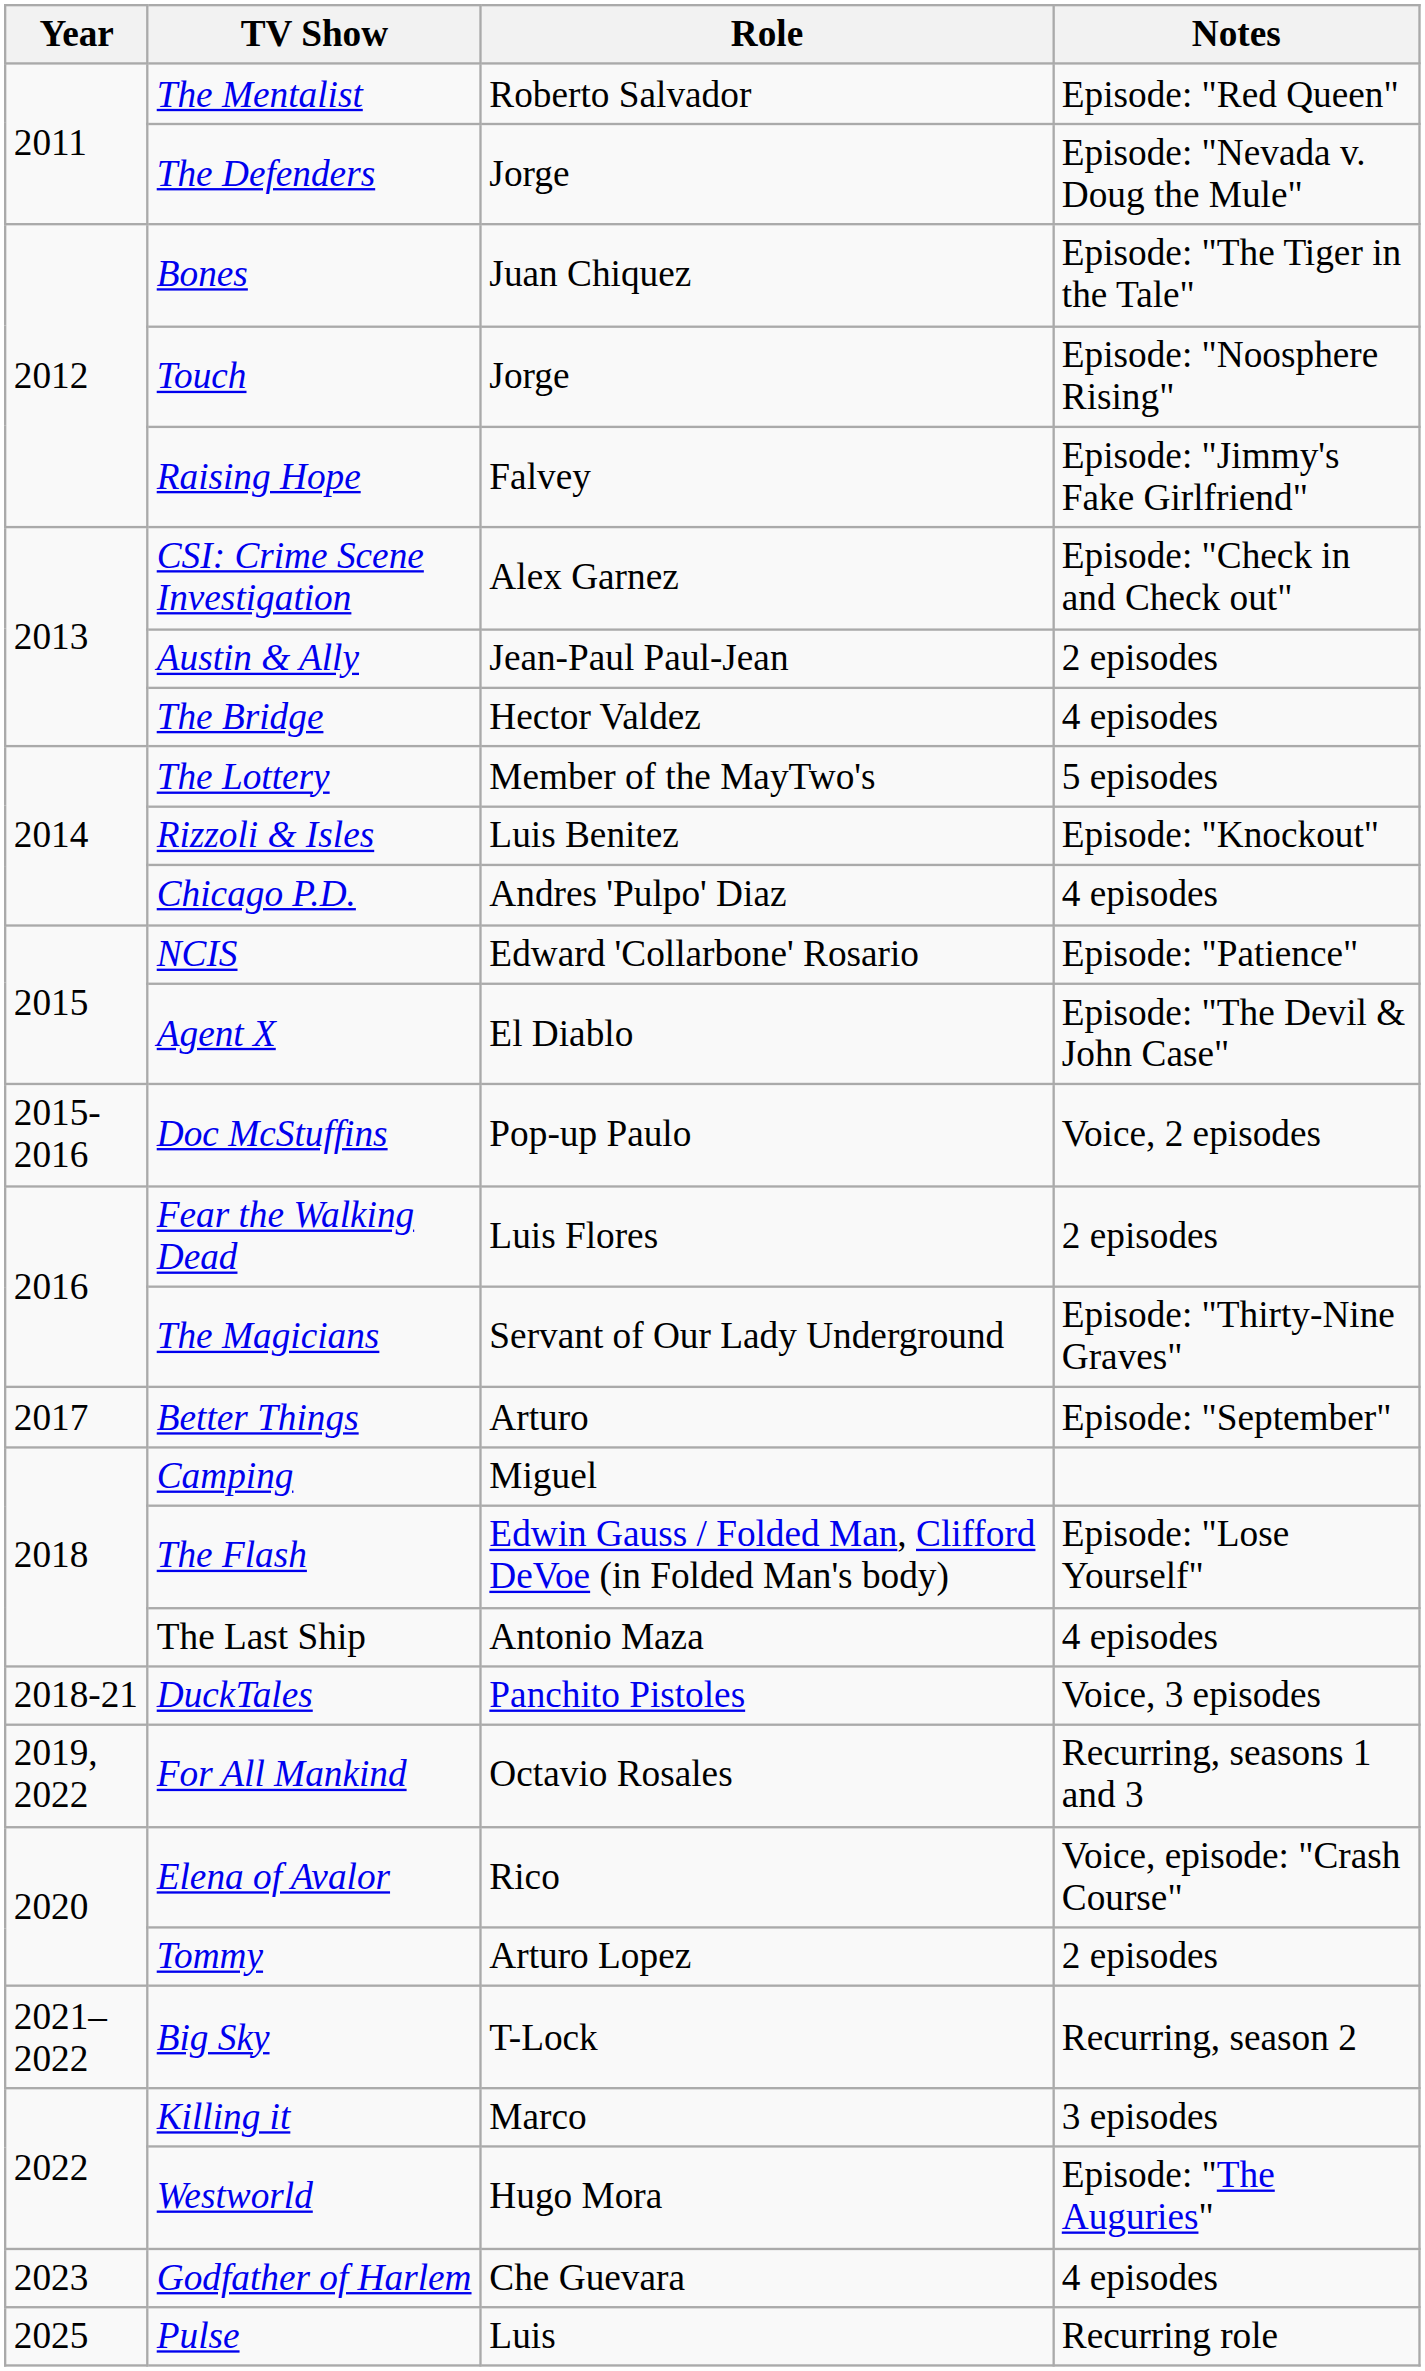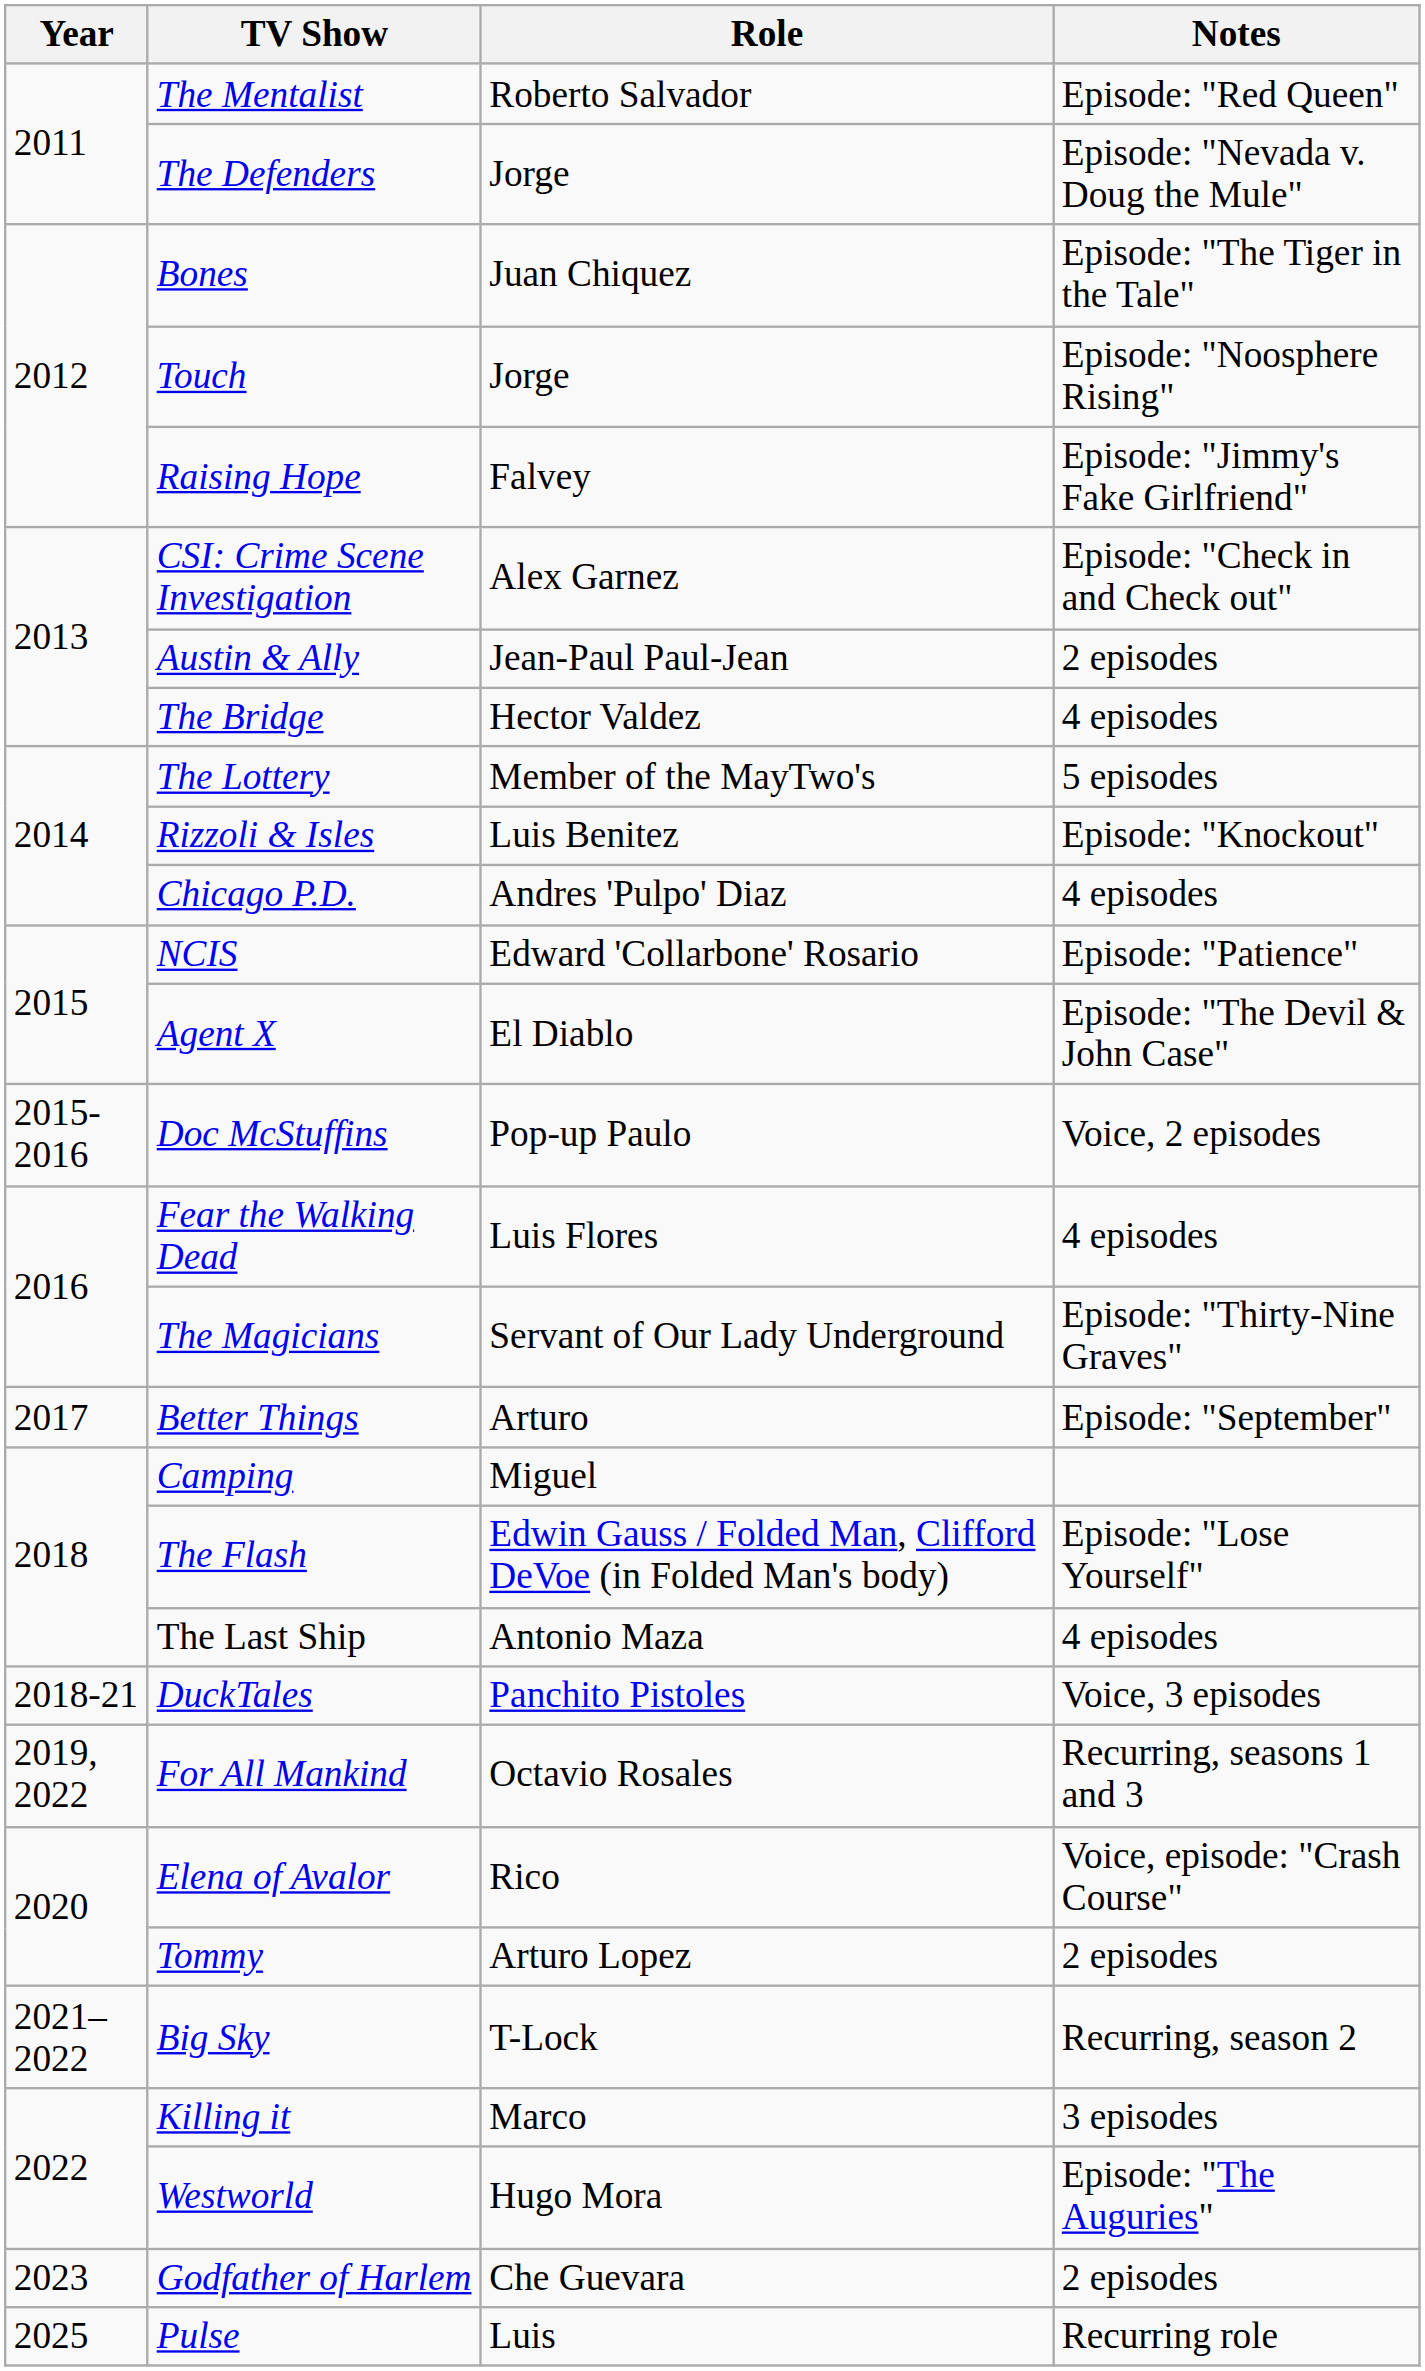(1140, 1235) 2 episodes -> (1140, 1235) 4 episodes
(1140, 2276) 4 episodes -> (1140, 2276) 2 episodes
